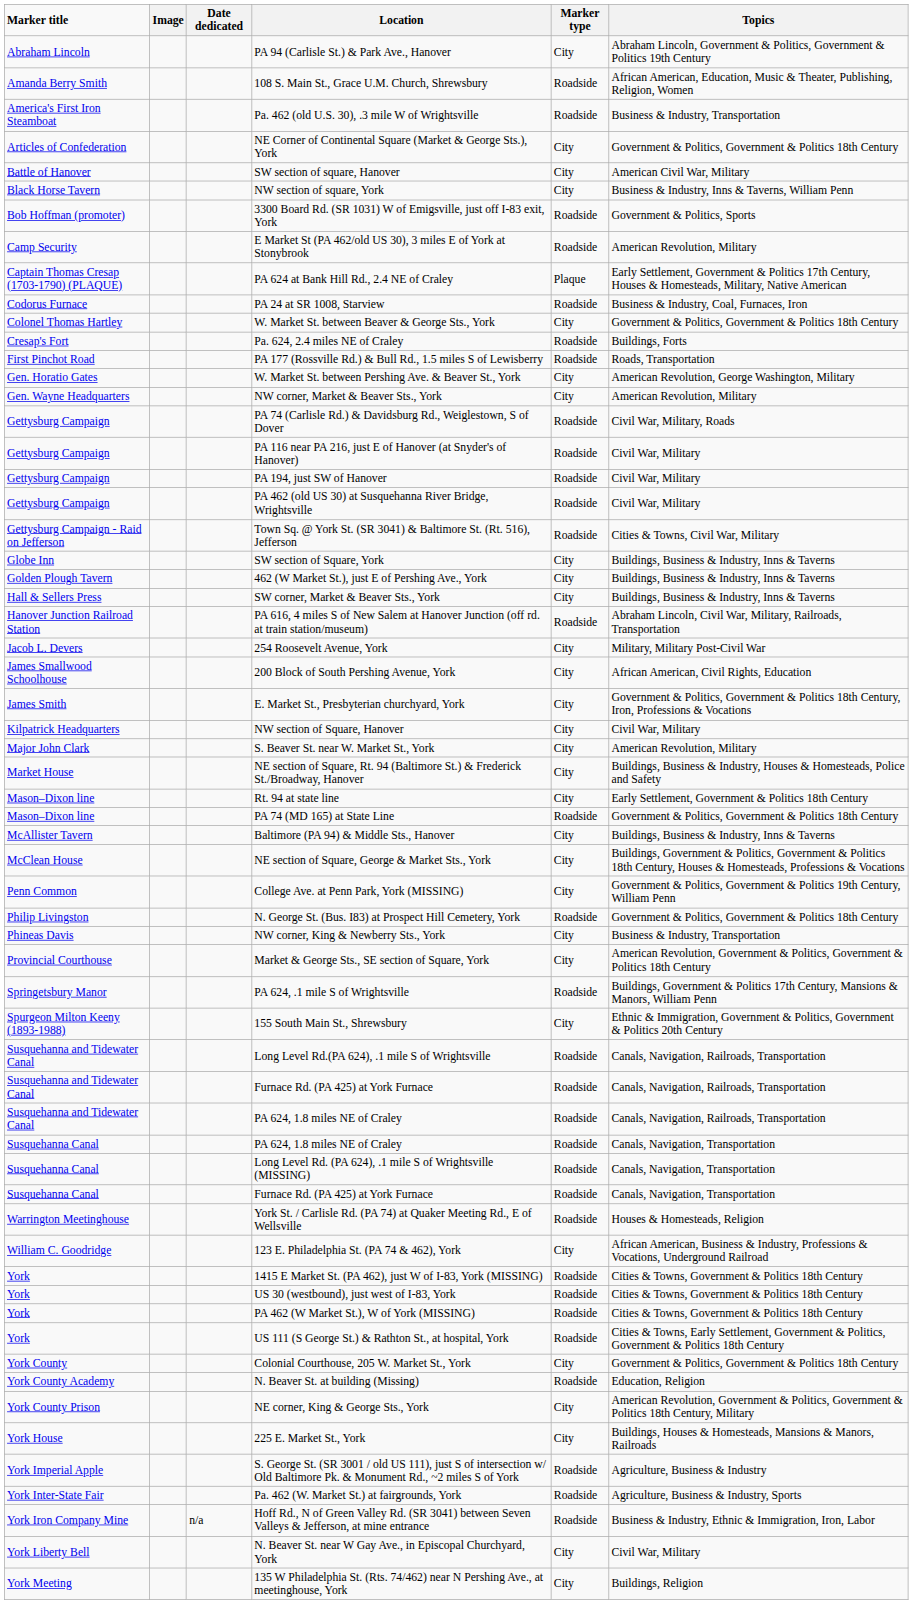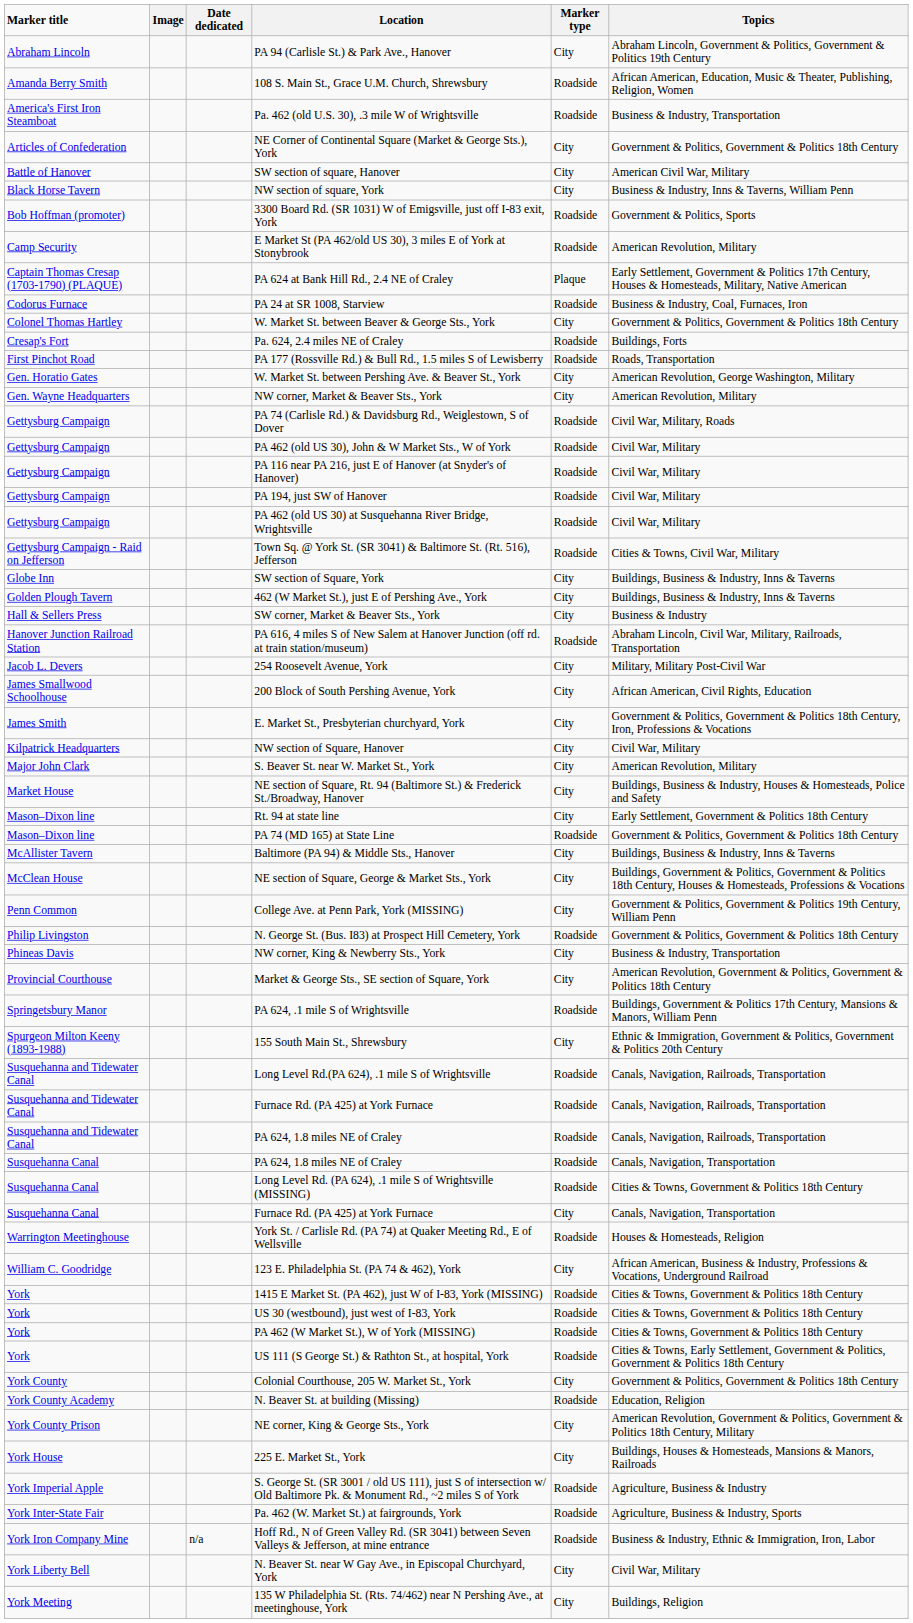+ row: (58, 446)
(723, 597) Buildings, Business & Industry, Inns & Taverns -> (659, 616) Business & Industry
(693, 1169) Canals, Navigation, Transportation -> (737, 1187) Cities & Towns, Government & Politics 18th Century
(576, 1194) Roadside -> (564, 1212) City
